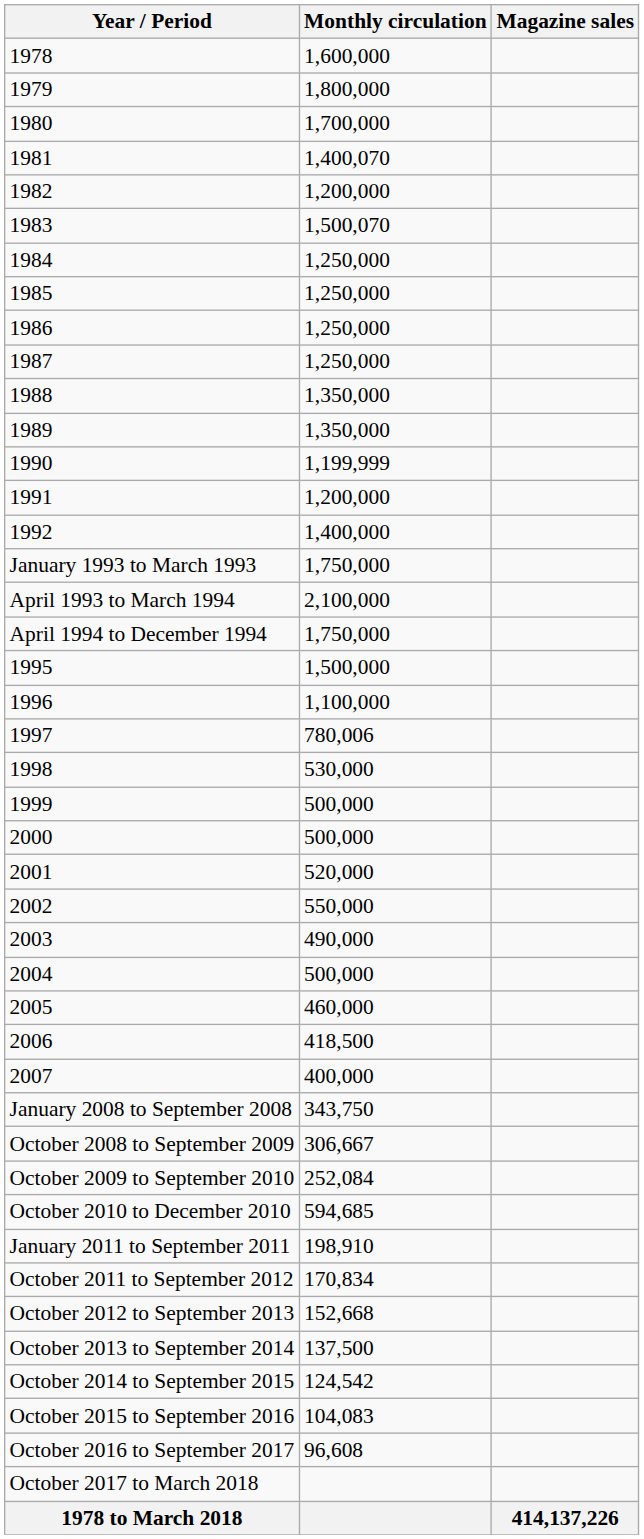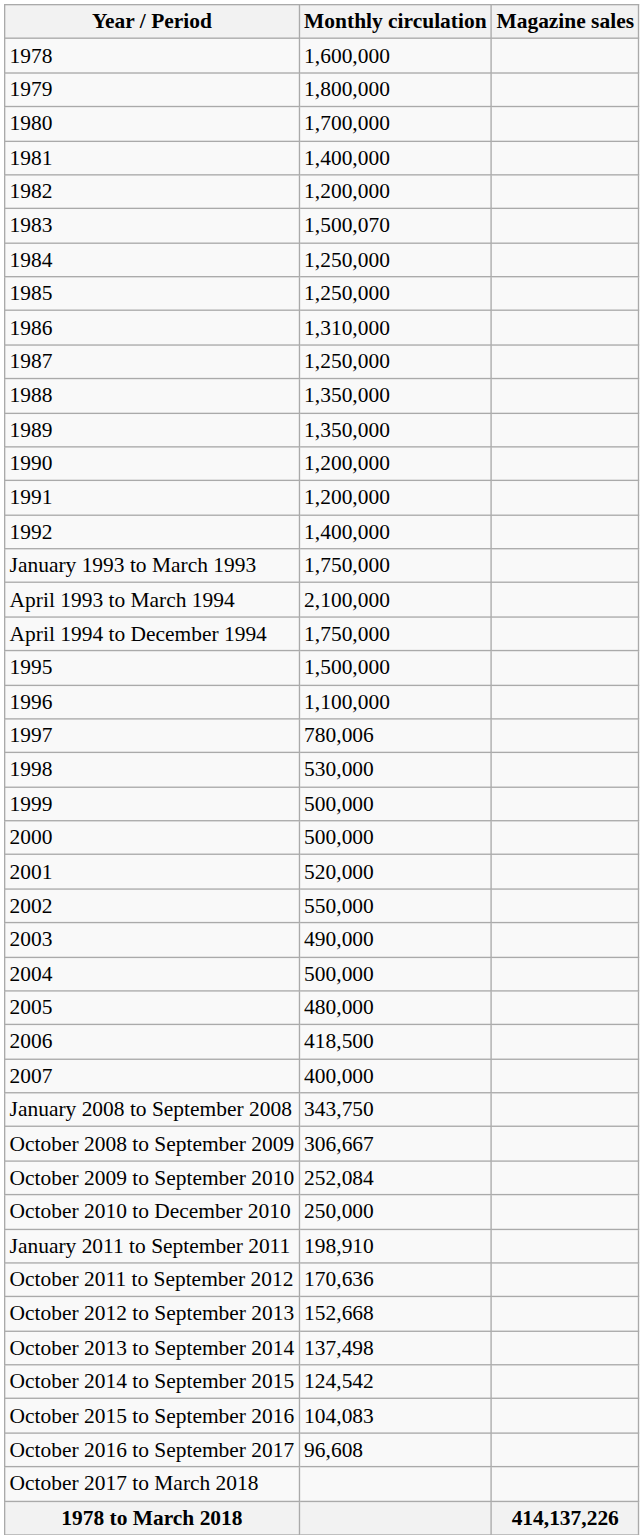(347, 157) 1,400,070 -> (347, 157) 1,400,000
(347, 327) 1,250,000 -> (347, 327) 1,310,000
(347, 463) 1,199,999 -> (347, 463) 1,200,000
(339, 1007) 460,000 -> (339, 1007) 480,000
(339, 1211) 594,685 -> (339, 1211) 250,000
(339, 1279) 170,834 -> (339, 1279) 170,636
(339, 1347) 137,500 -> (339, 1347) 137,498
